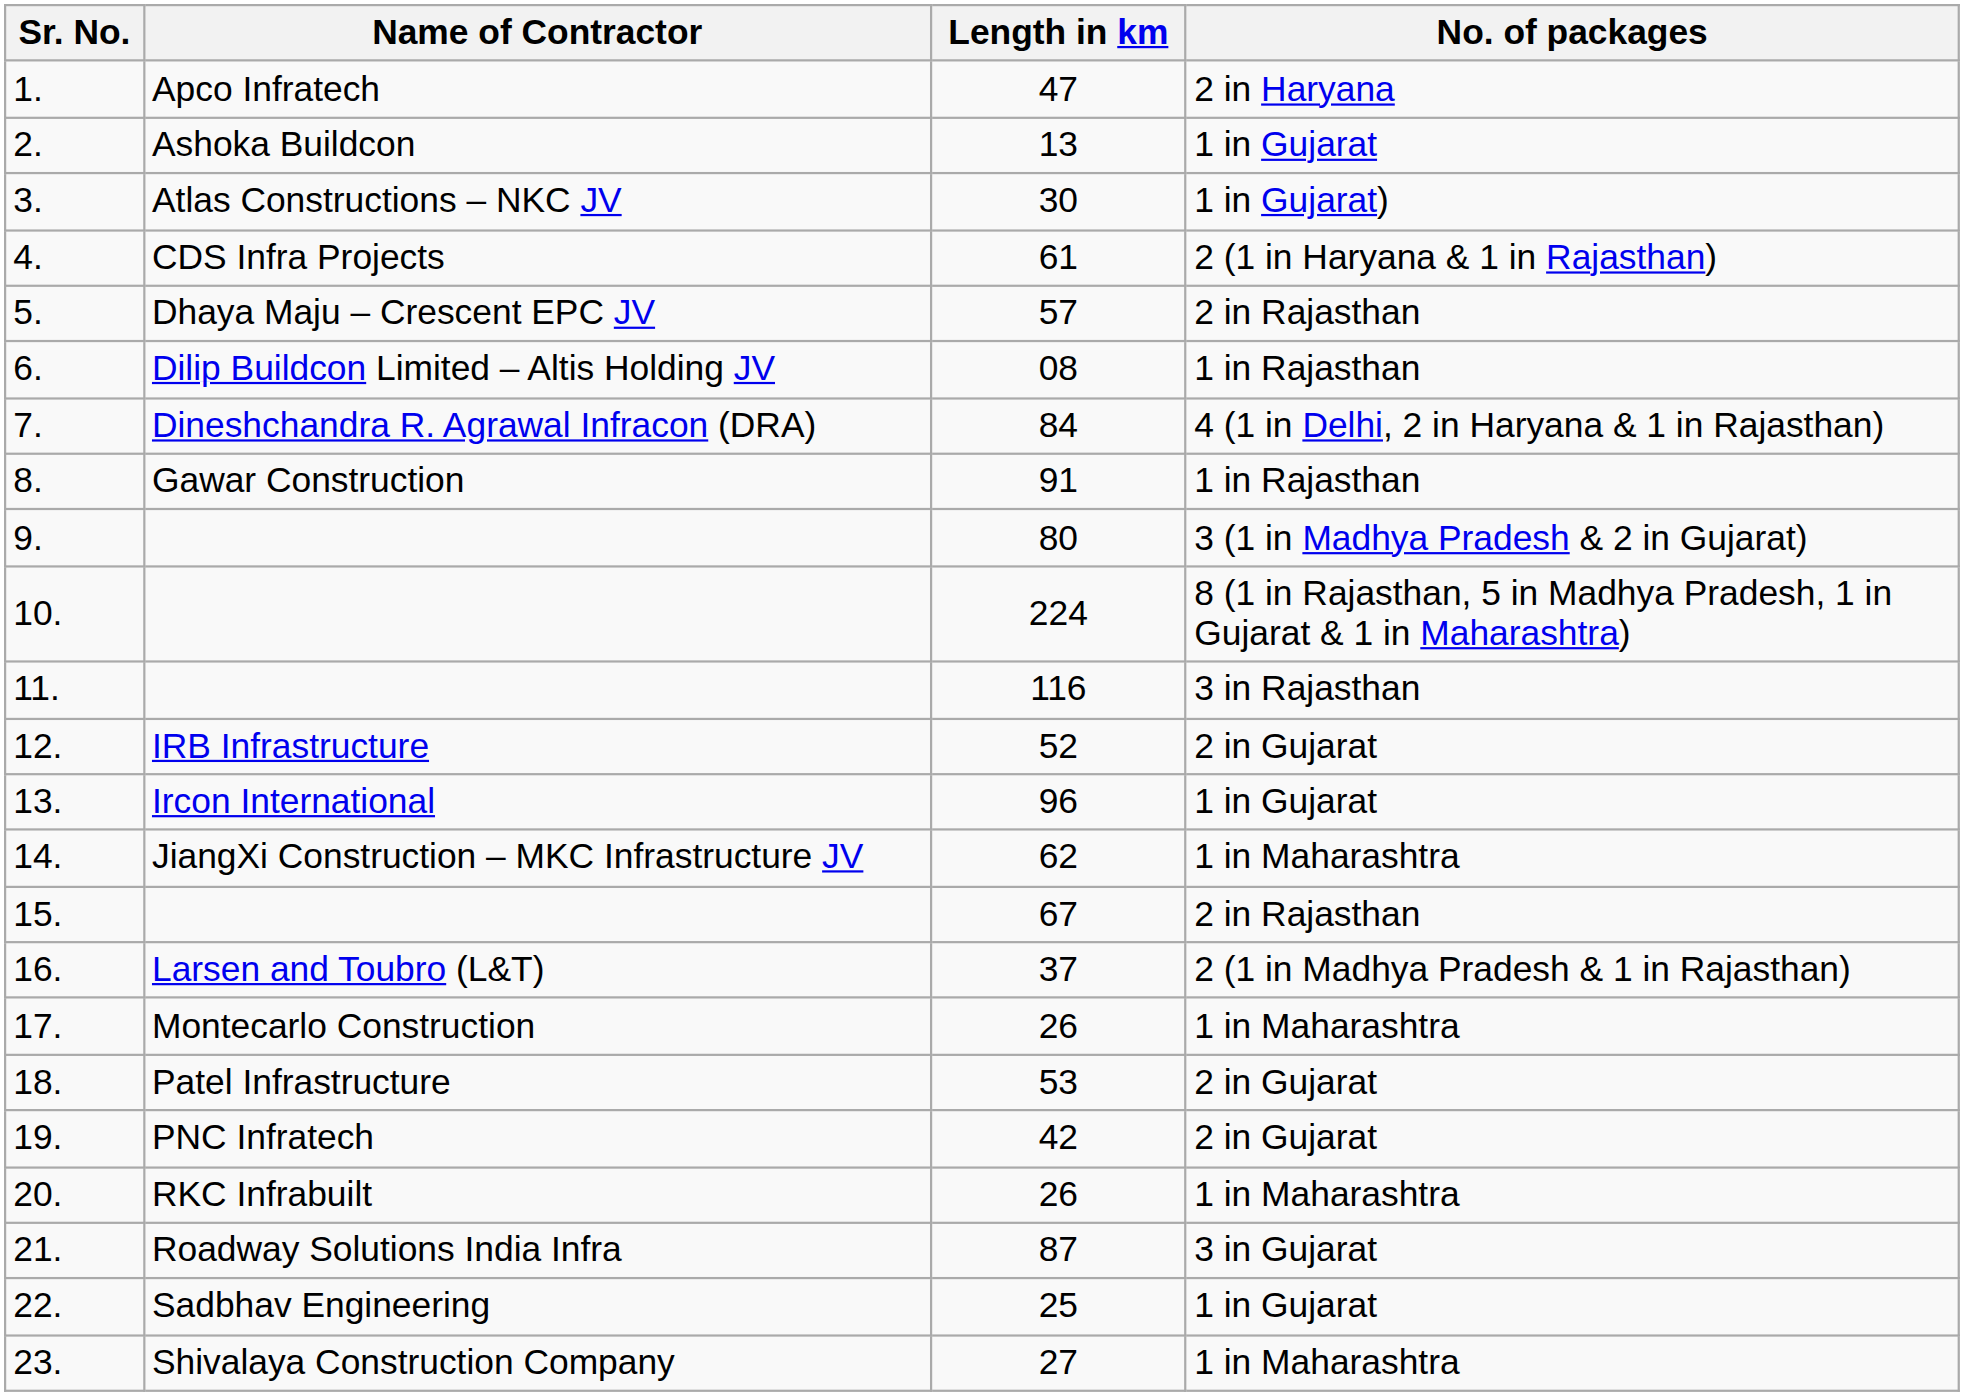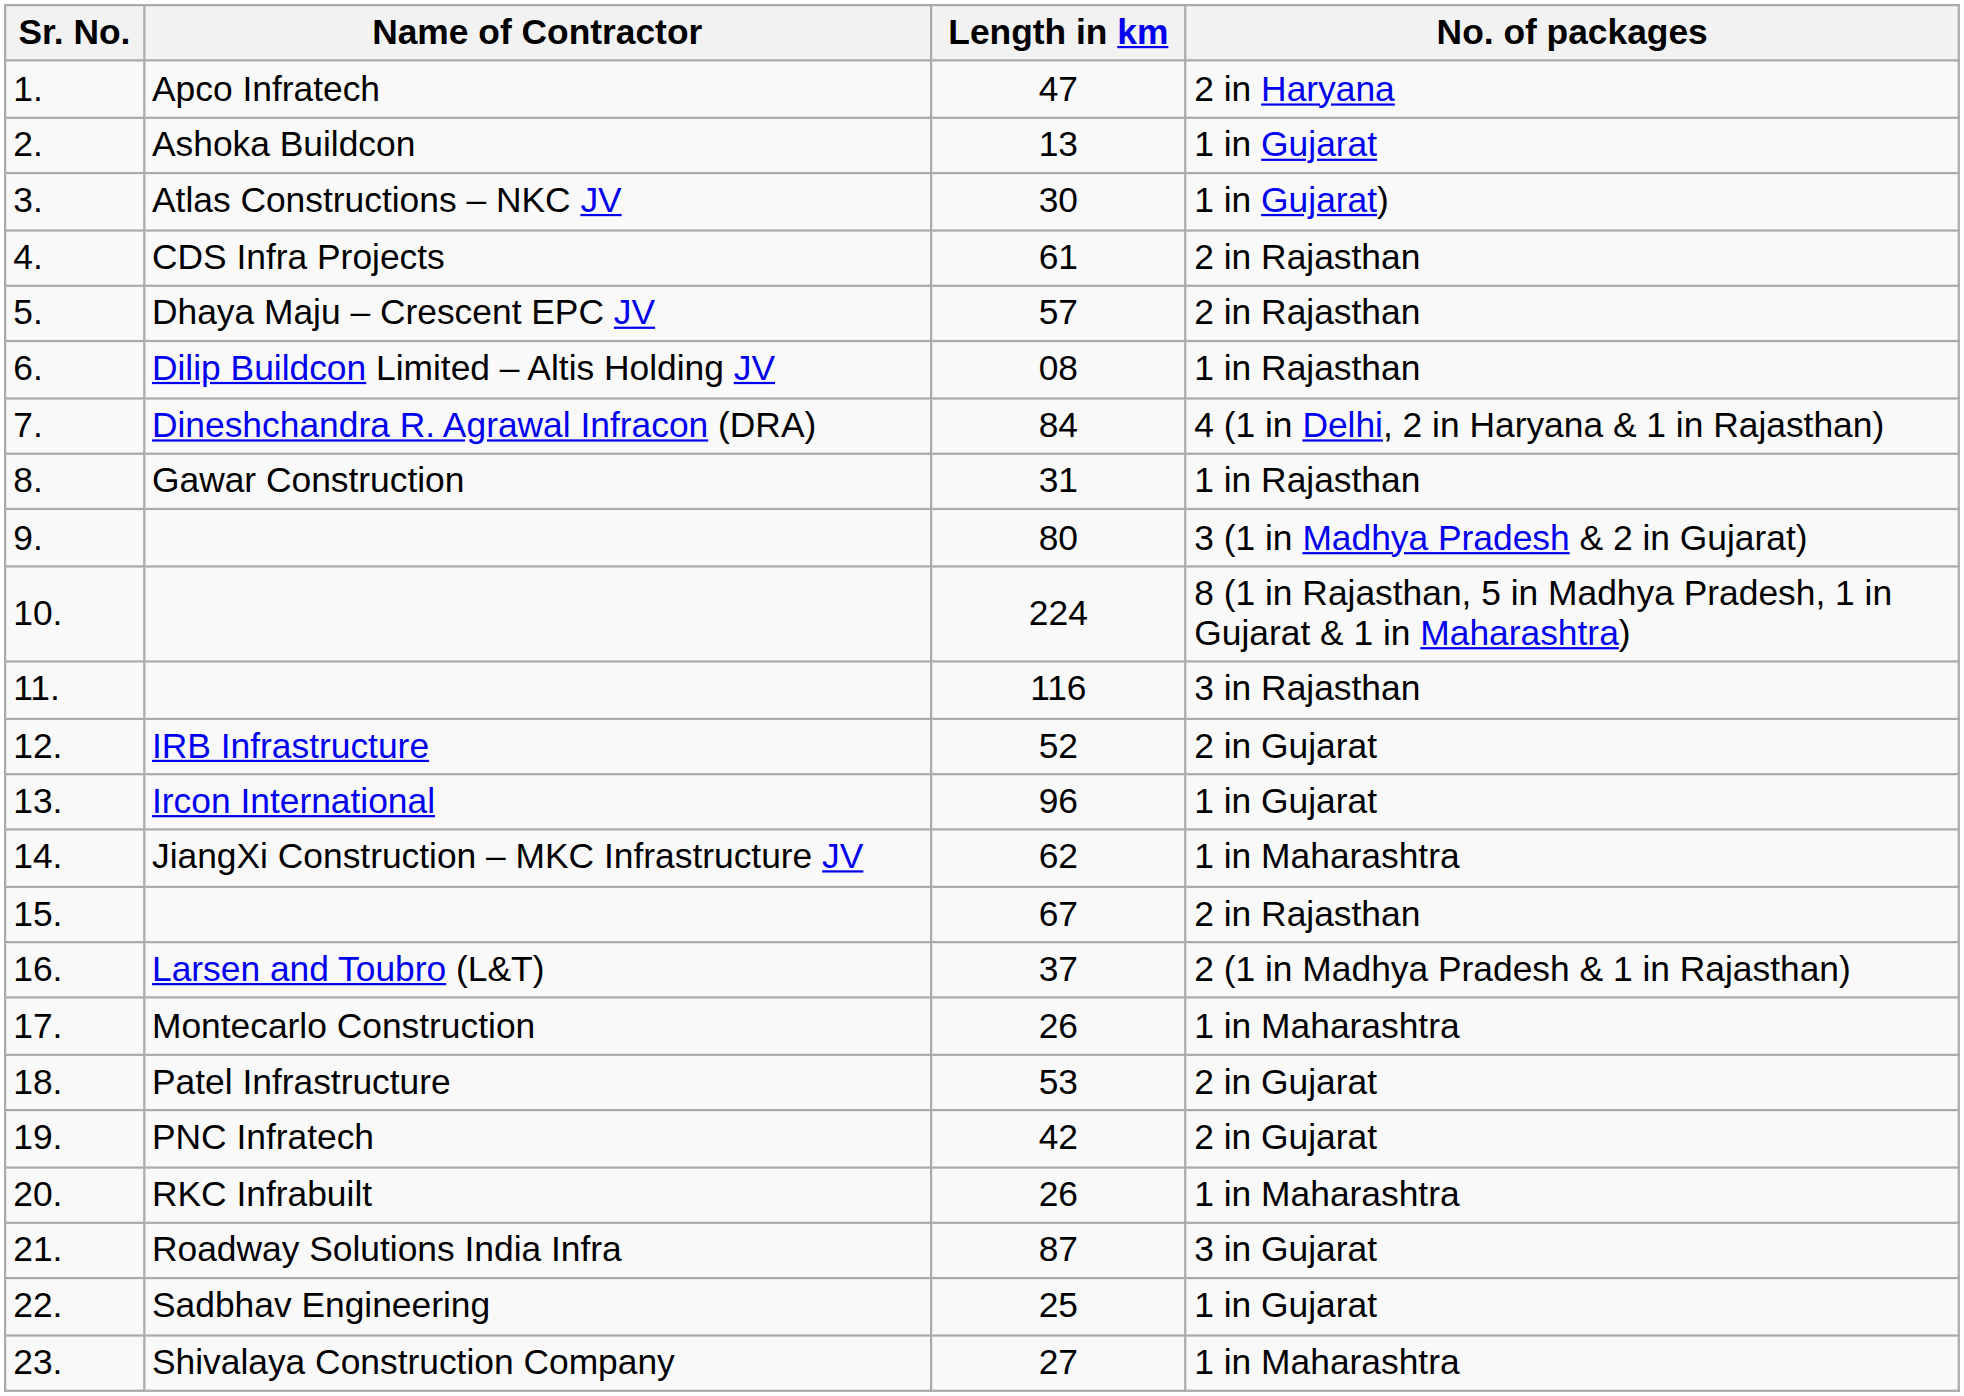(1456, 256) 2 (1 in Haryana & 1 in Rajasthan) -> (1307, 256) 2 in Rajasthan
(1058, 481) 91 -> (1058, 481) 31
